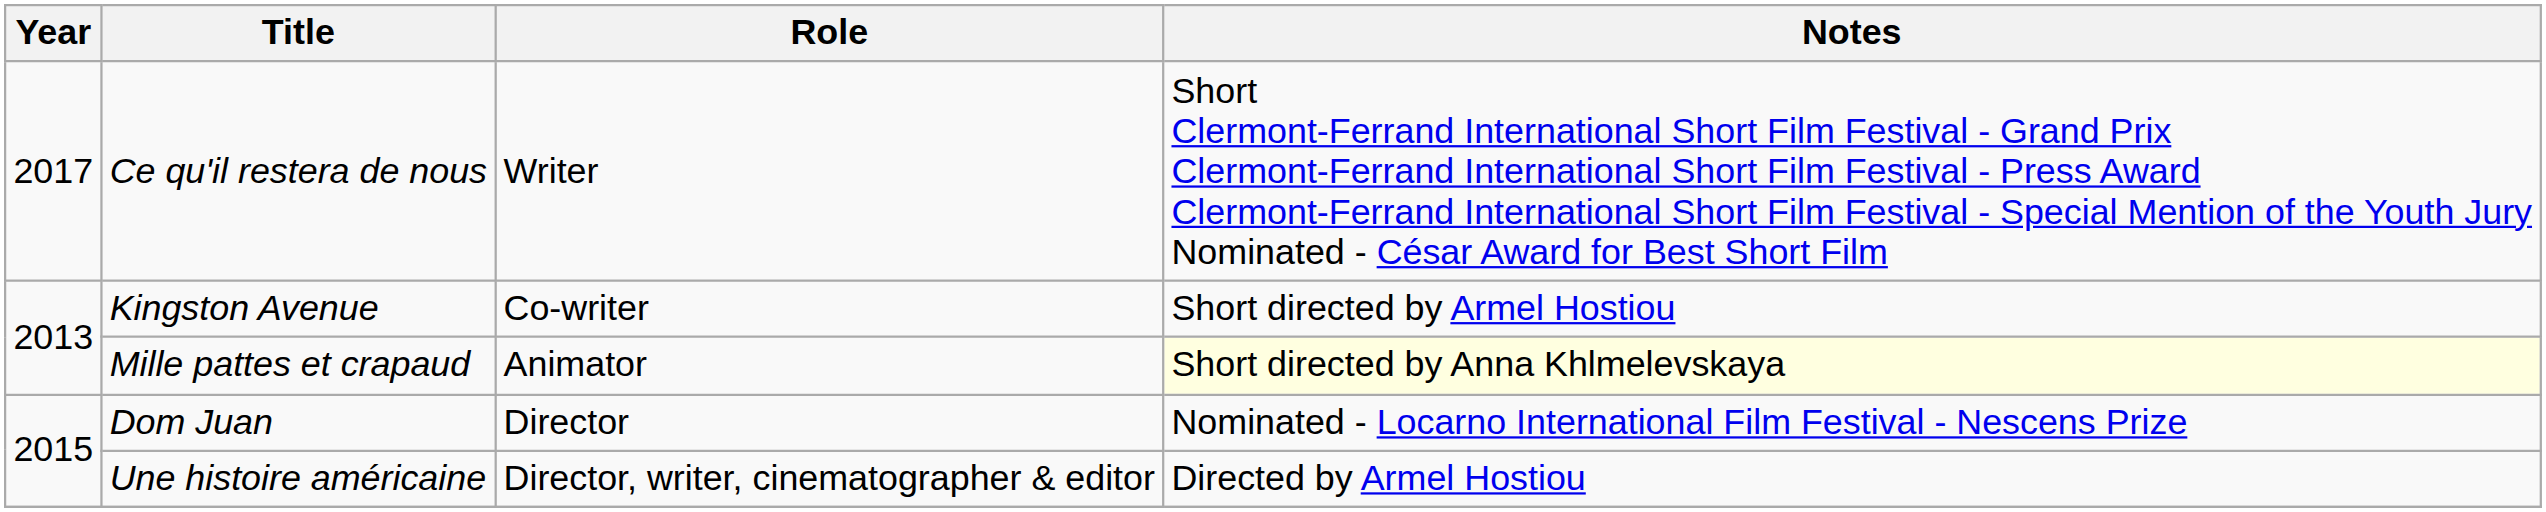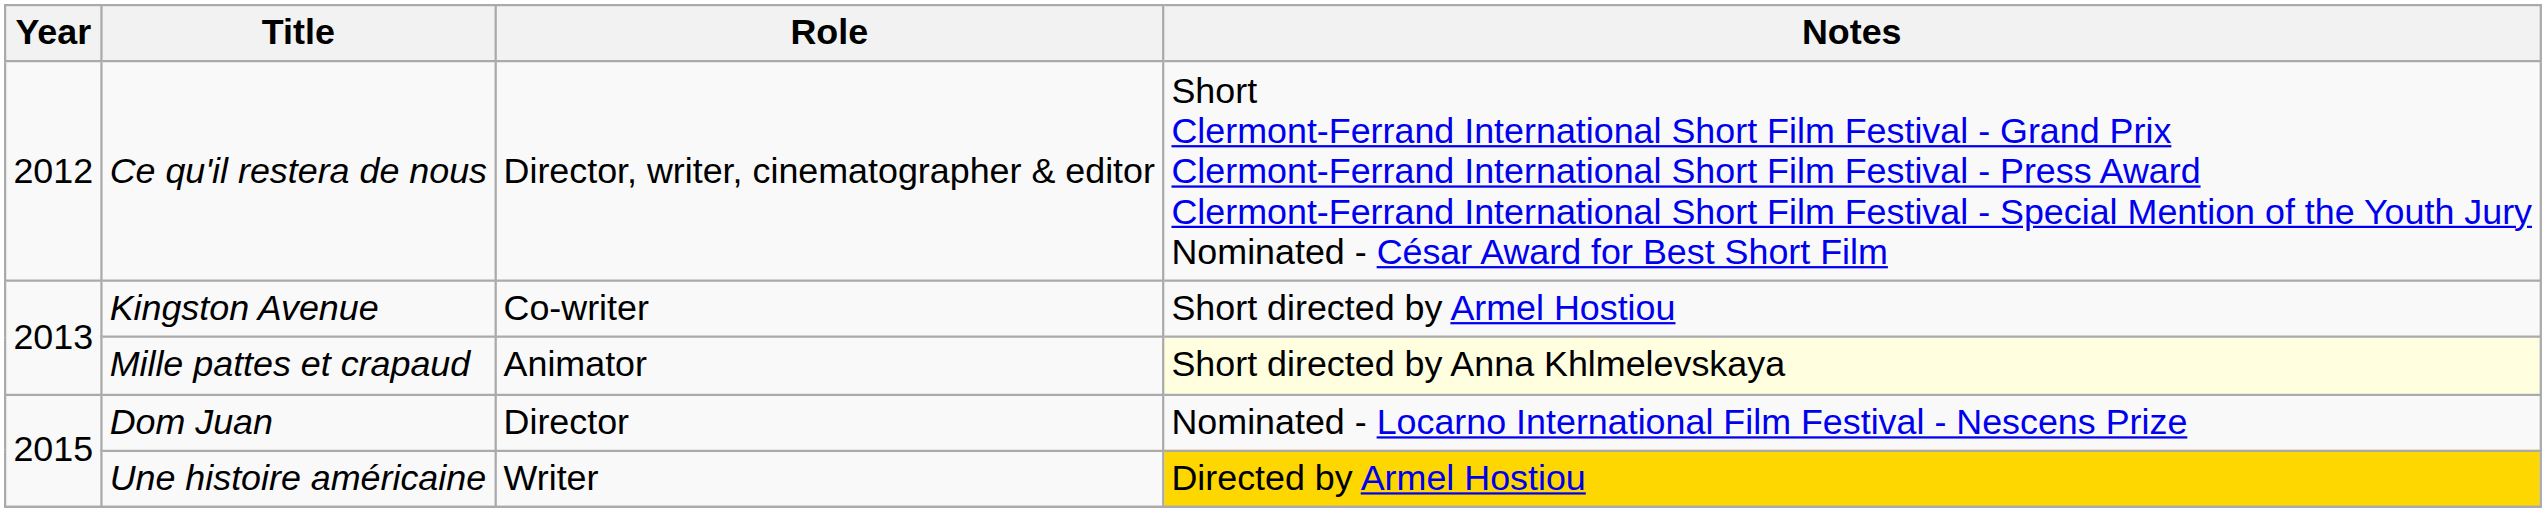(53, 170) 2017 -> (53, 170) 2012
(551, 170) Writer -> (829, 170) Director, writer, cinematographer & editor
(829, 478) Director, writer, cinematographer & editor -> (551, 478) Writer
(1379, 478) no background -> (1379, 478) gold background
